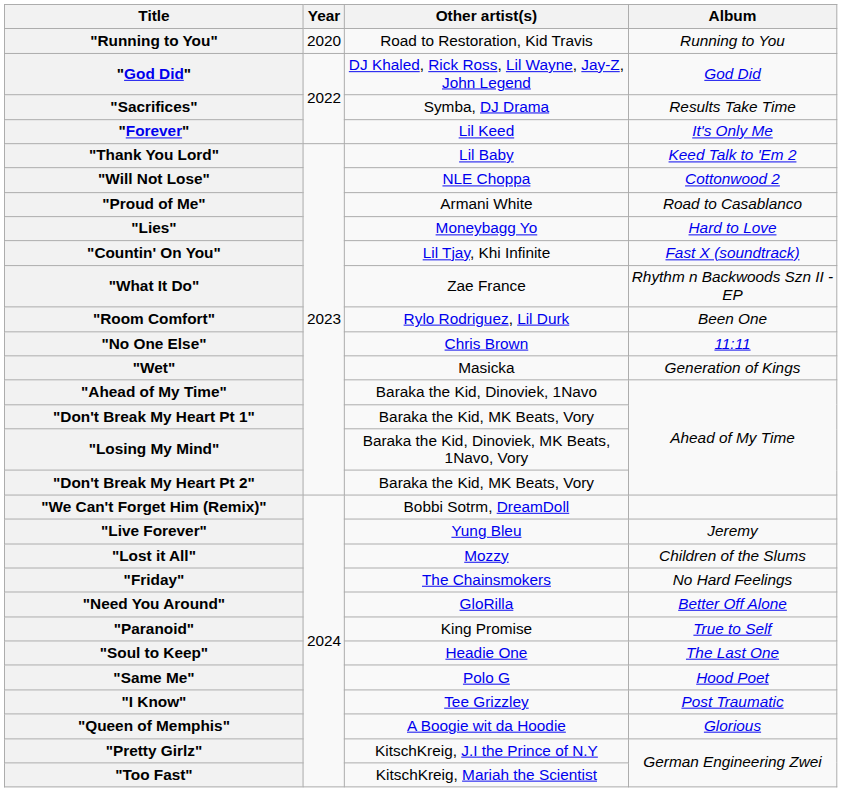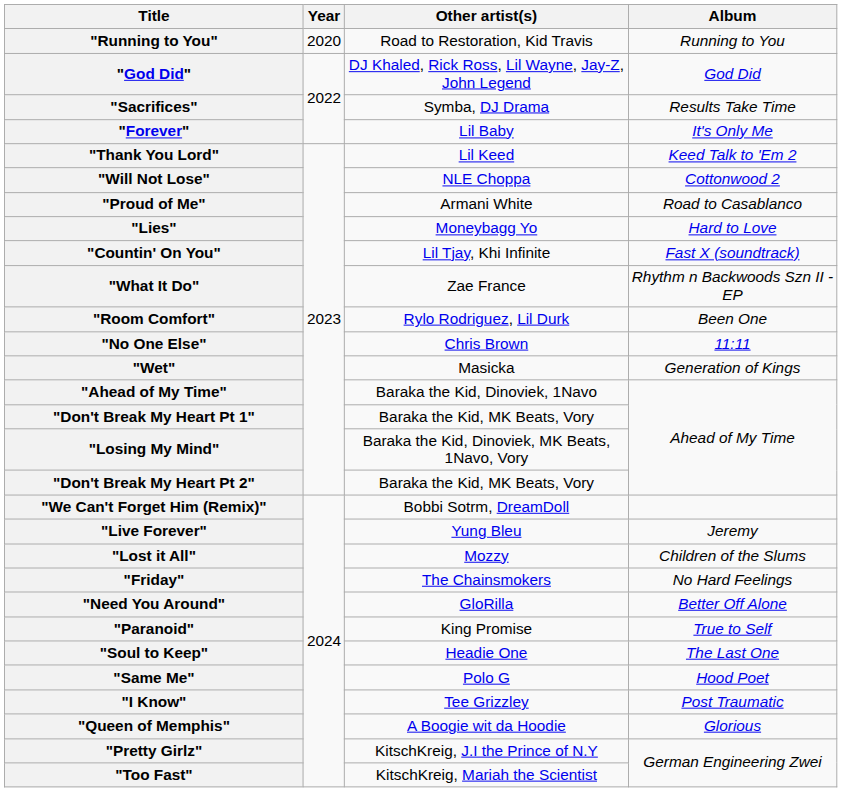(486, 131) Lil Keed -> (486, 131) Lil Baby
(486, 155) Lil Baby -> (486, 155) Lil Keed
